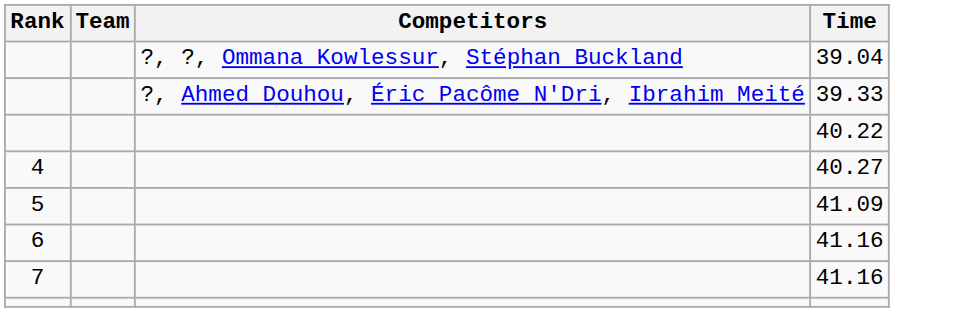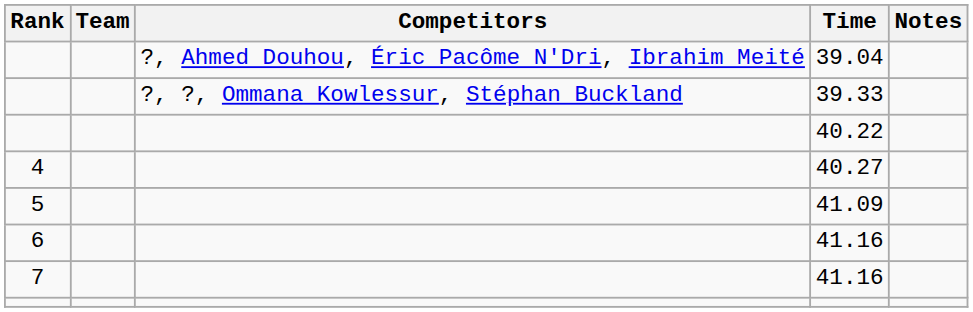+ column: (928, 24)
(412, 60) ?, ?, Ommana Kowlessur, Stéphan Buckland -> (473, 60) ?, Ahmed Douhou, Éric Pacôme N'Dri, Ibrahim Meité
(473, 96) ?, Ahmed Douhou, Éric Pacôme N'Dri, Ibrahim Meité -> (412, 96) ?, ?, Ommana Kowlessur, Stéphan Buckland
